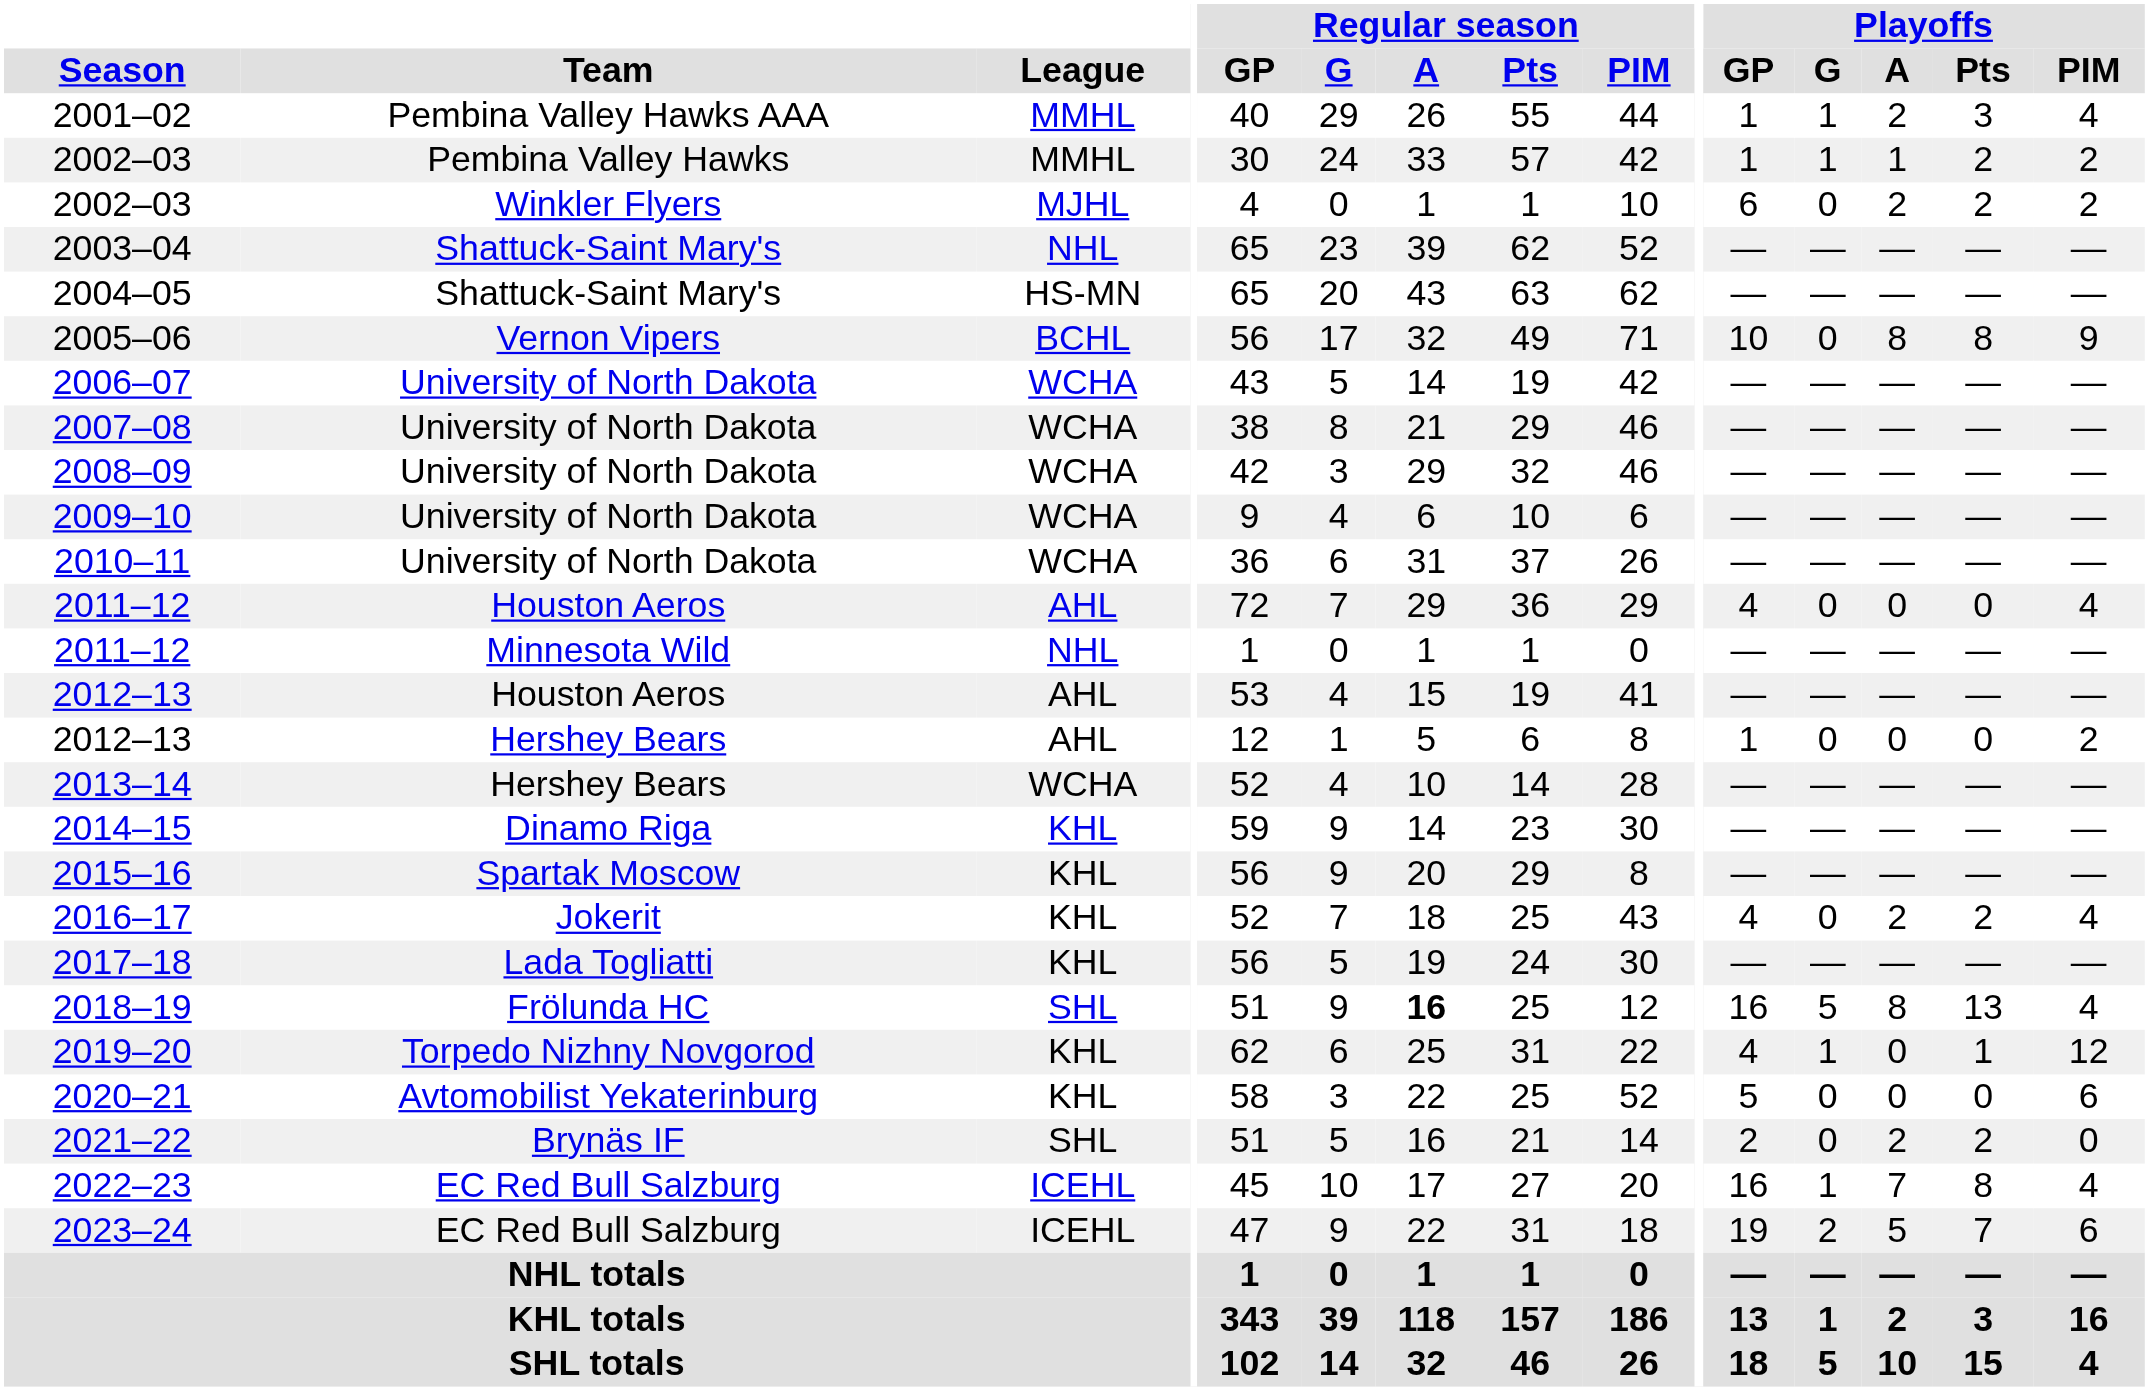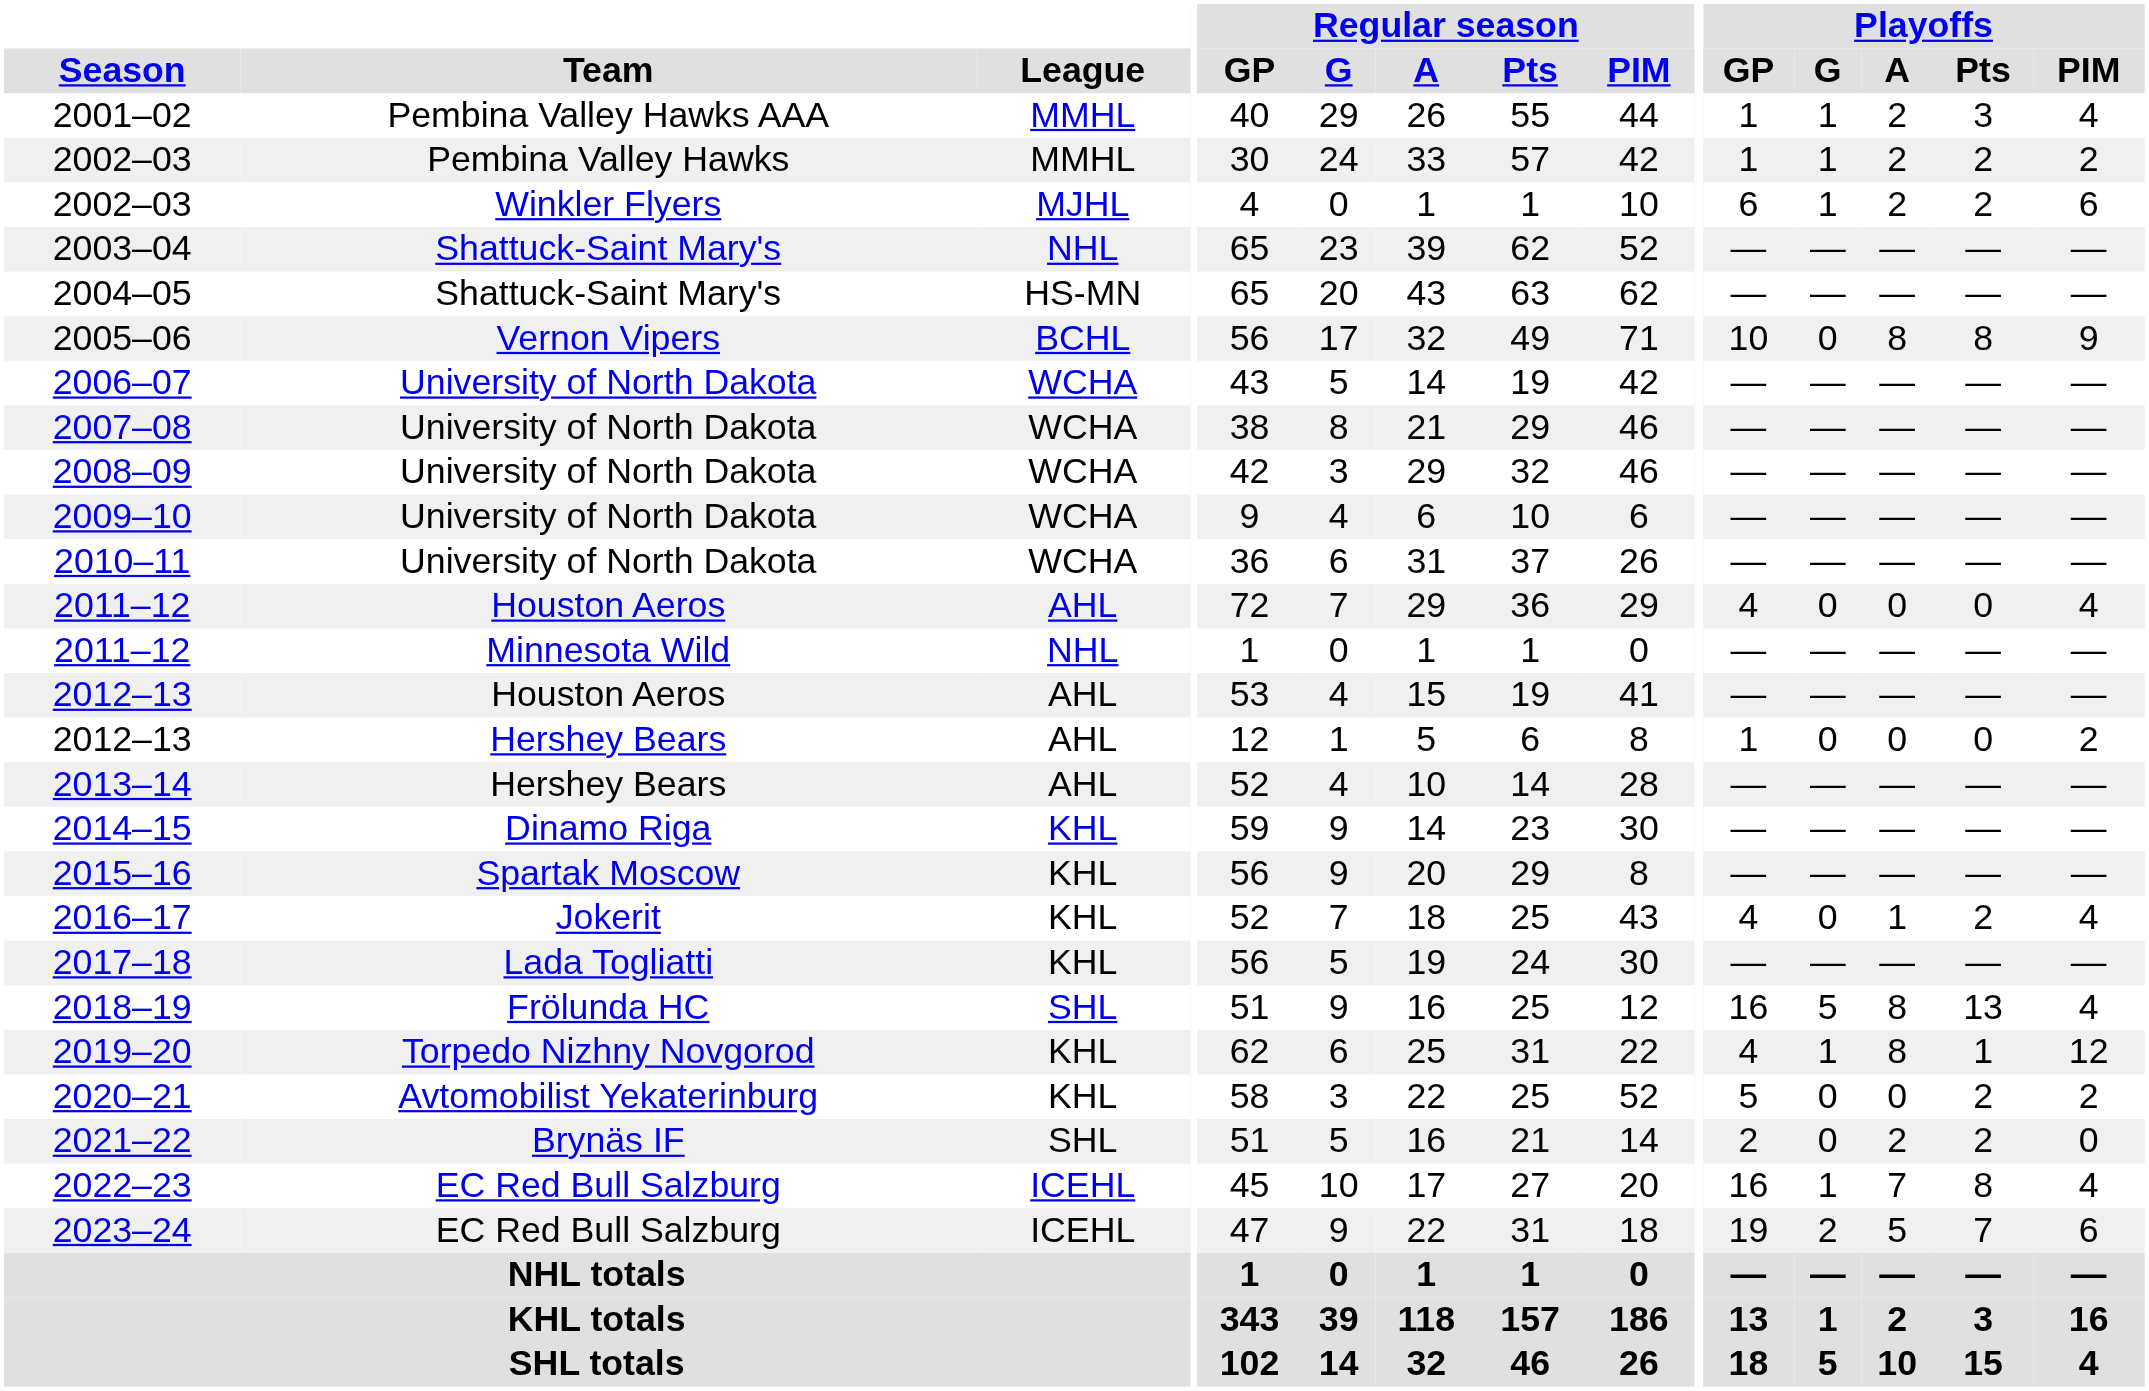(1897, 159) 1 -> (1897, 159) 2
(1828, 204) 0 -> (1828, 204) 1
(2089, 204) 2 -> (2089, 204) 6
(1083, 783) WCHA -> (1083, 783) AHL
(1897, 917) 2 -> (1897, 917) 1
(1426, 1006) bold -> (1426, 1006) normal
(1897, 1051) 0 -> (1897, 1051) 8
(1983, 1096) 0 -> (1983, 1096) 2
(2089, 1096) 6 -> (2089, 1096) 2
